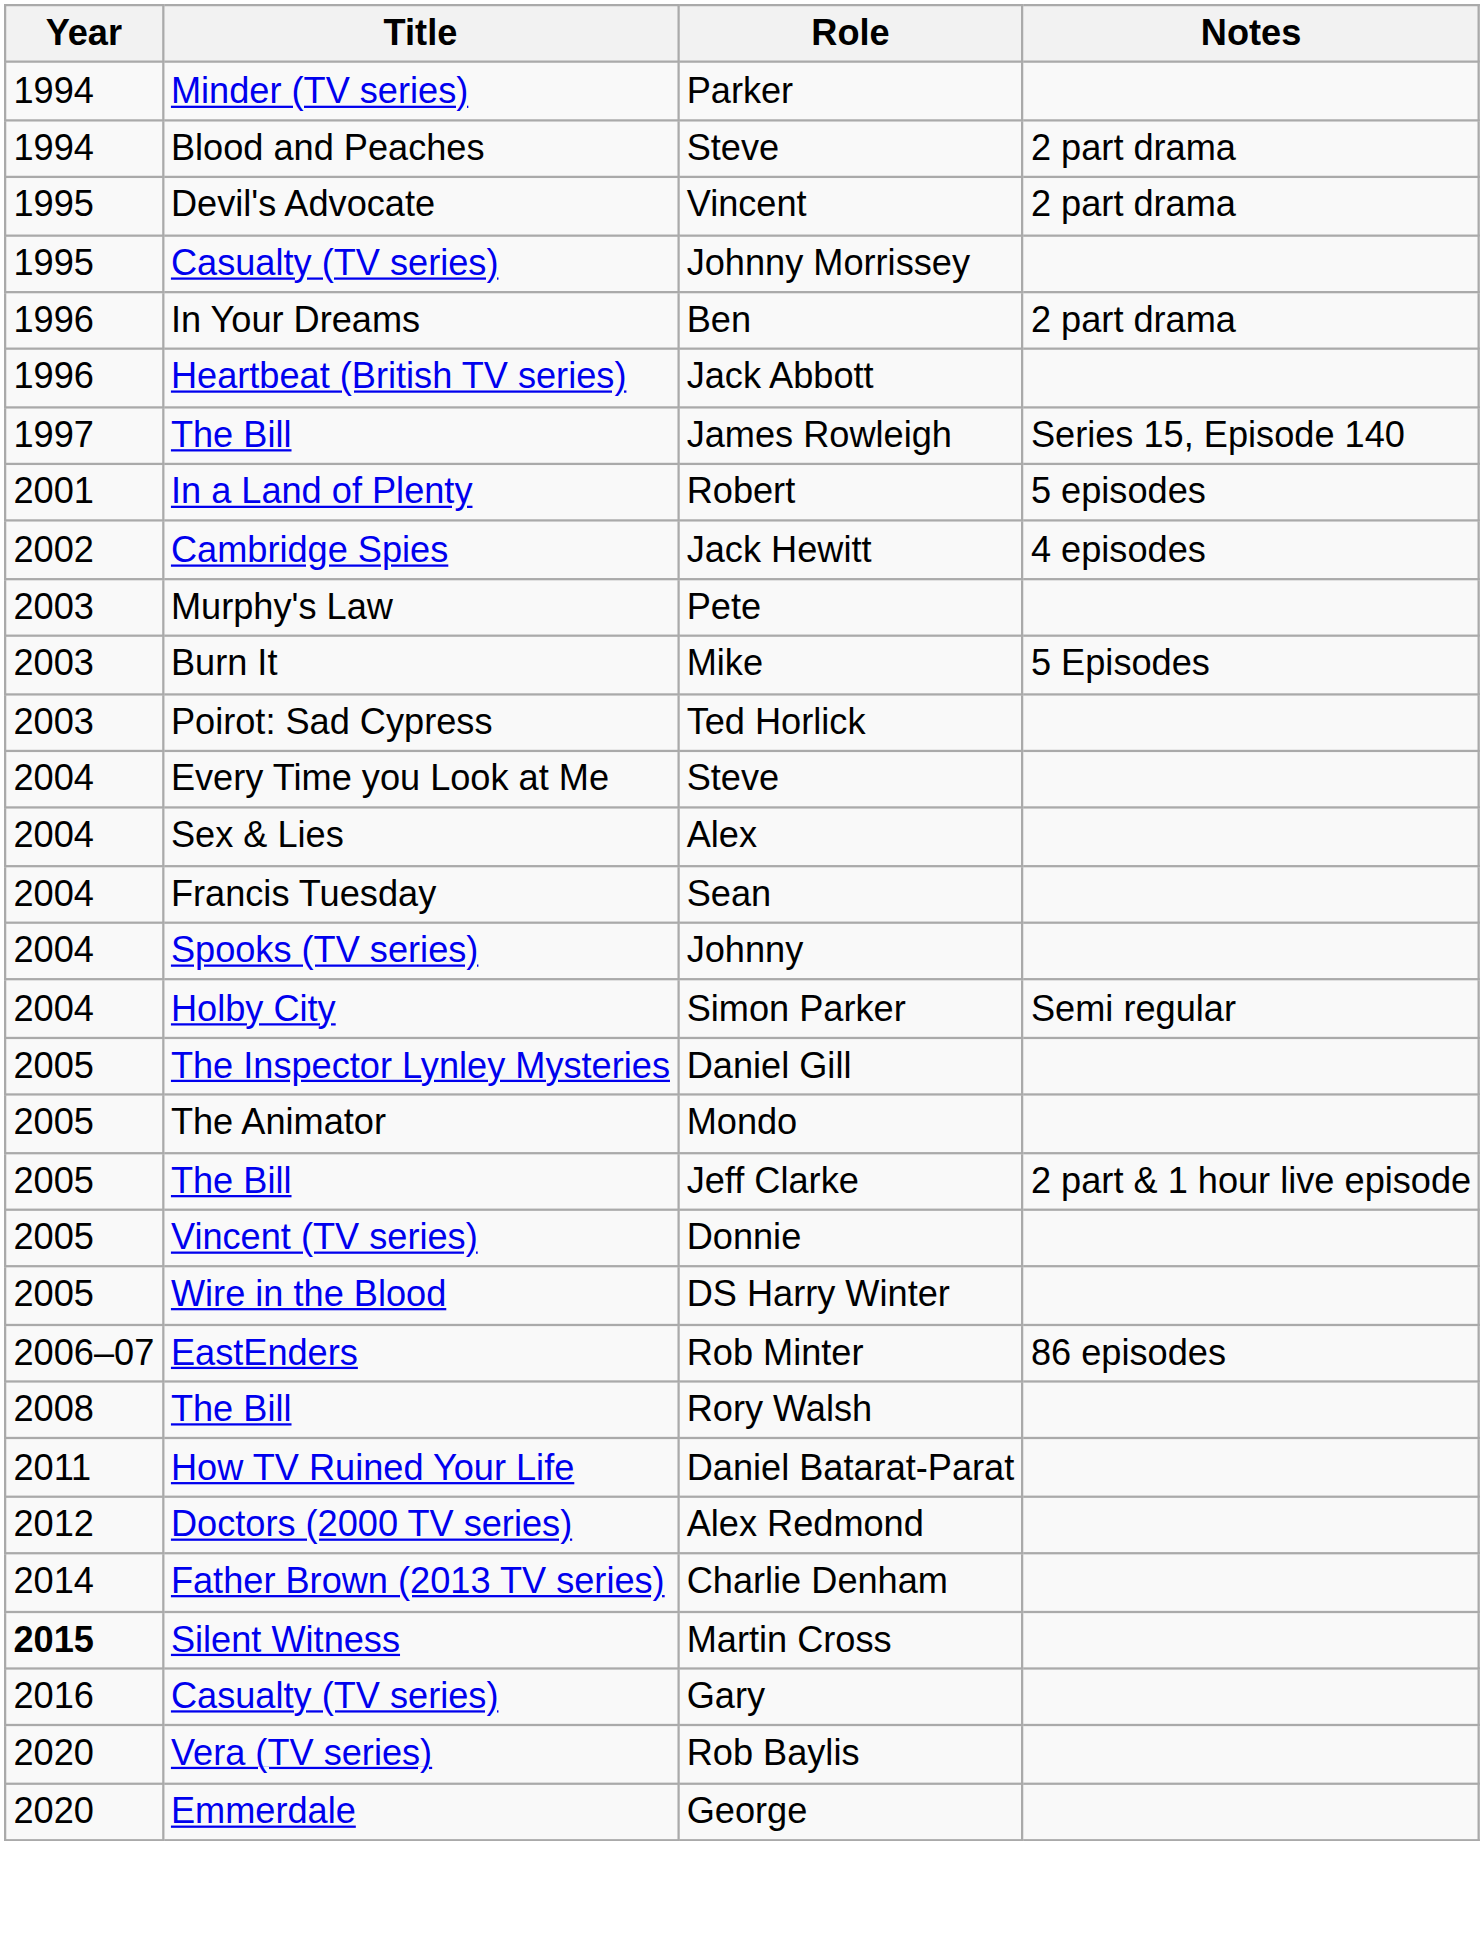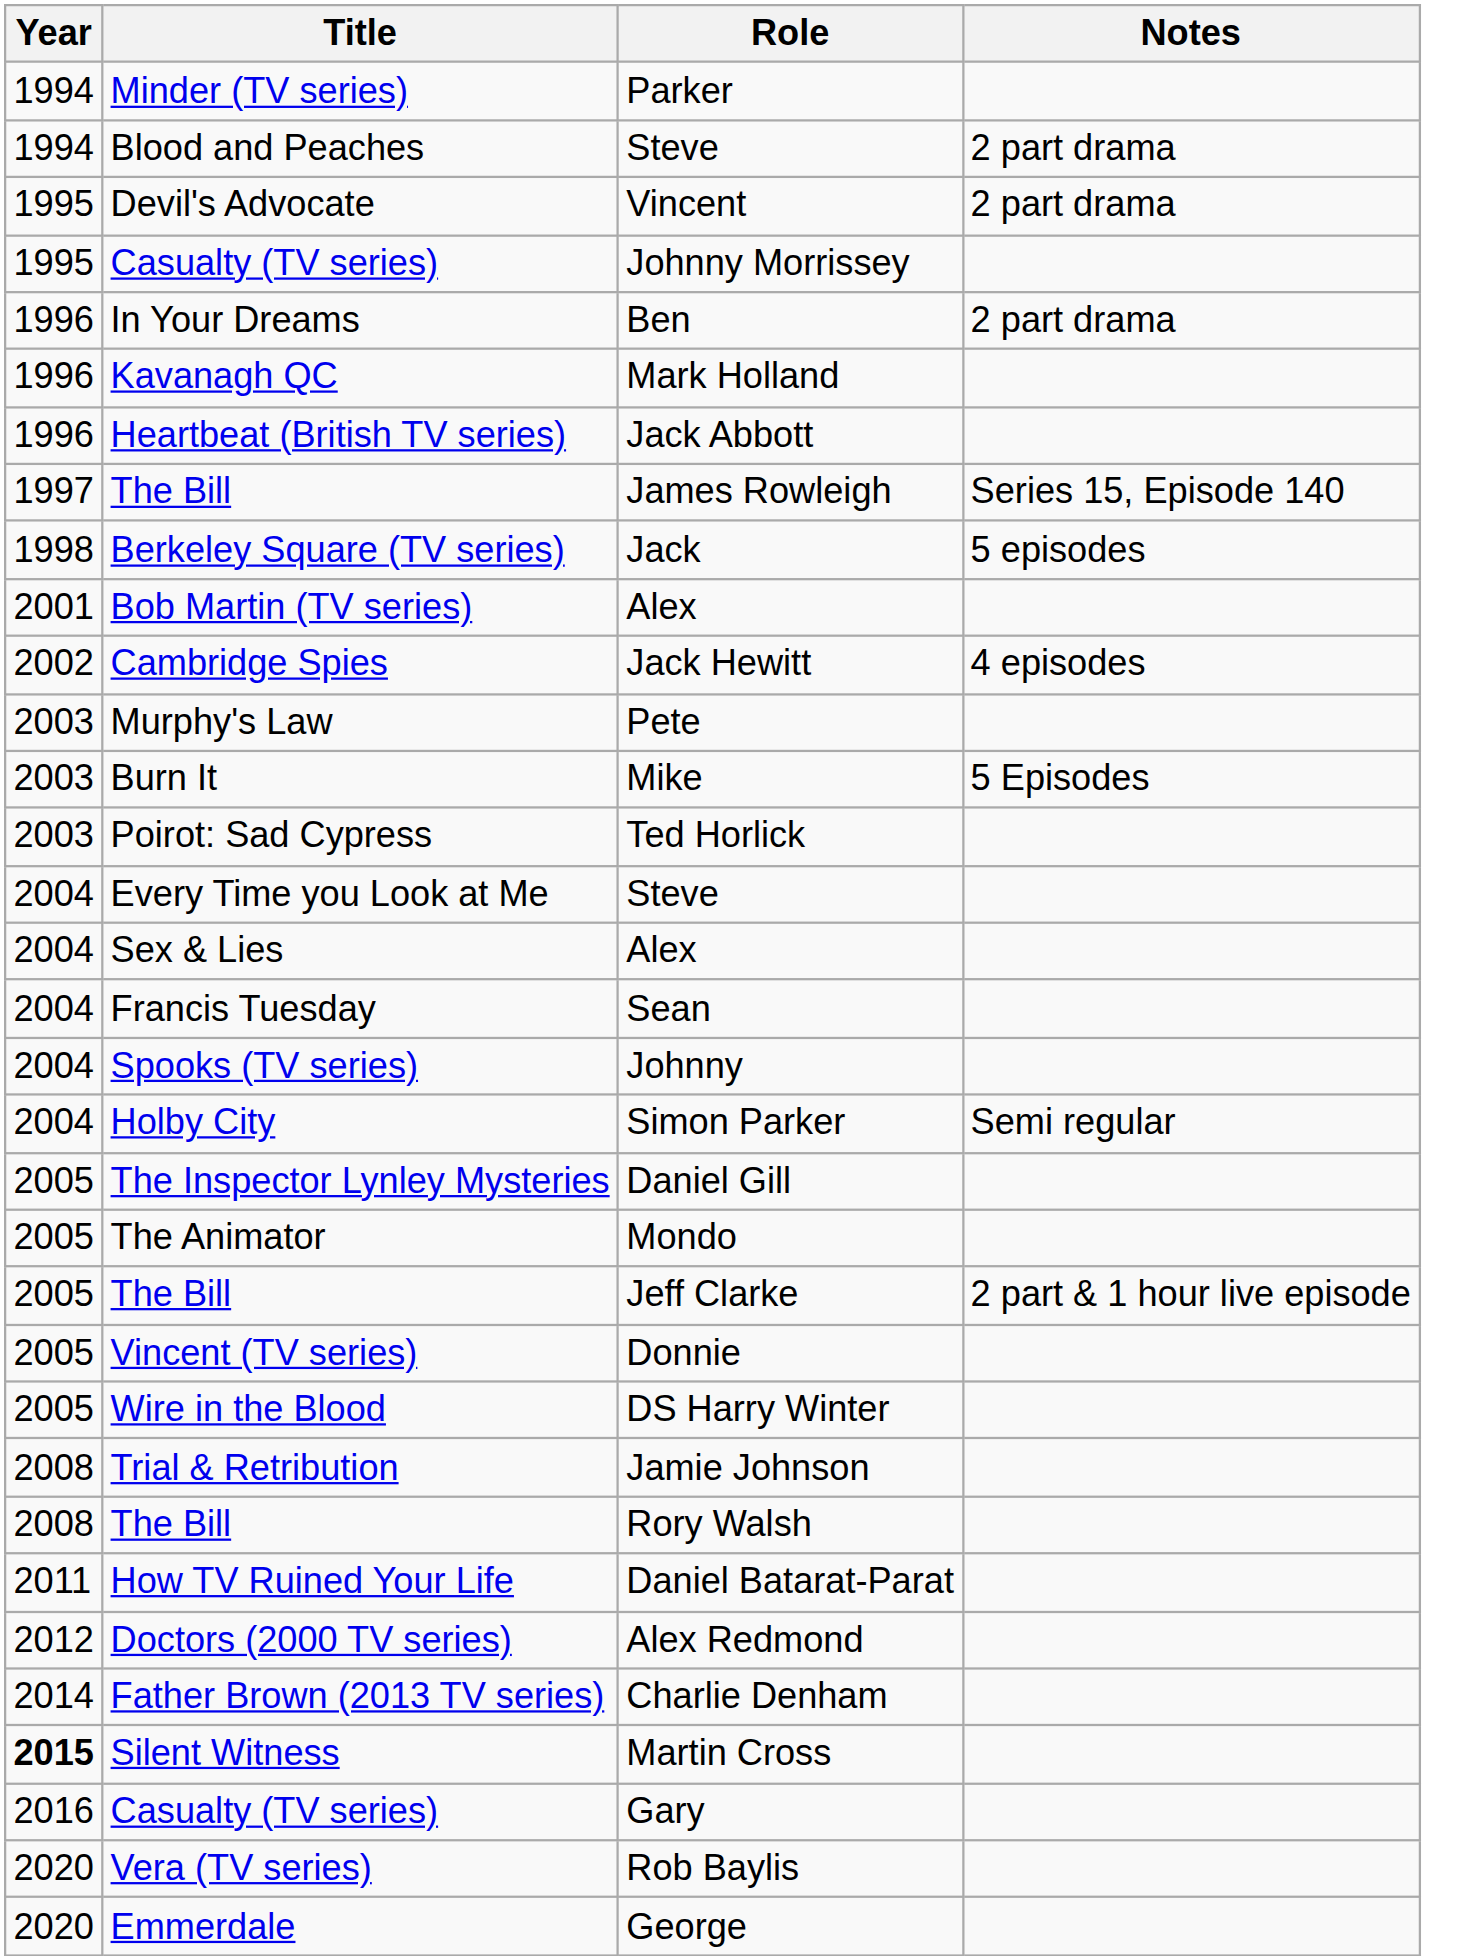+ row: (224, 377)
+ row: (338, 549)
+ row: (291, 606)
- row: (322, 491)
- row: (264, 1352)
+ row: (255, 1466)
